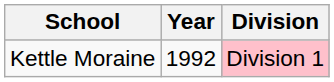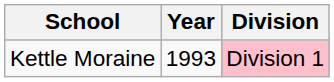(191, 58) 1992 -> (191, 58) 1993
